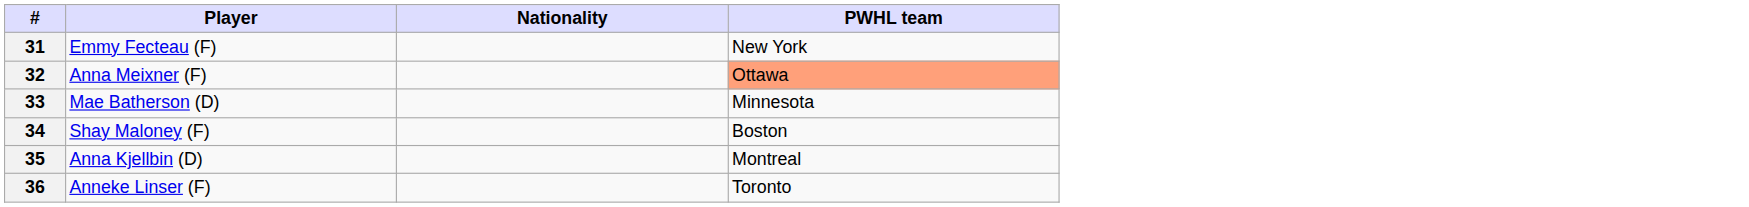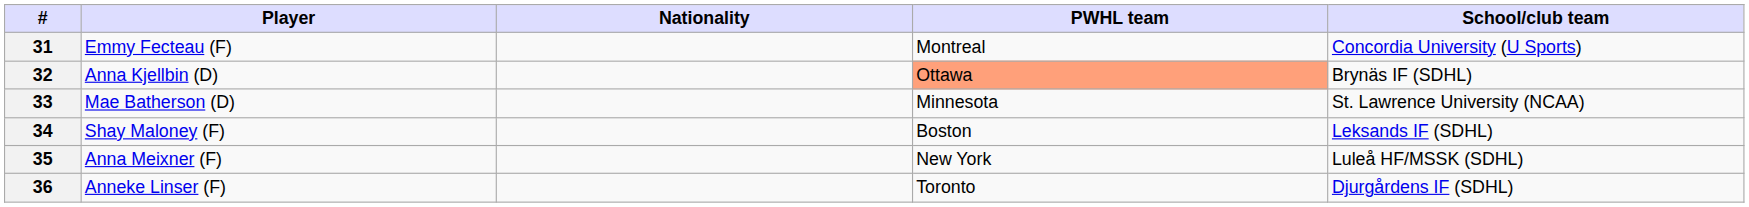+ column: (1536, 18)
(770, 46) New York -> (951, 46) Montreal
(138, 74) Anna Meixner (F) -> (151, 74) Anna Kjellbin (D)
(136, 159) Anna Kjellbin (D) -> (153, 159) Anna Meixner (F)
(767, 159) Montreal -> (954, 159) New York
